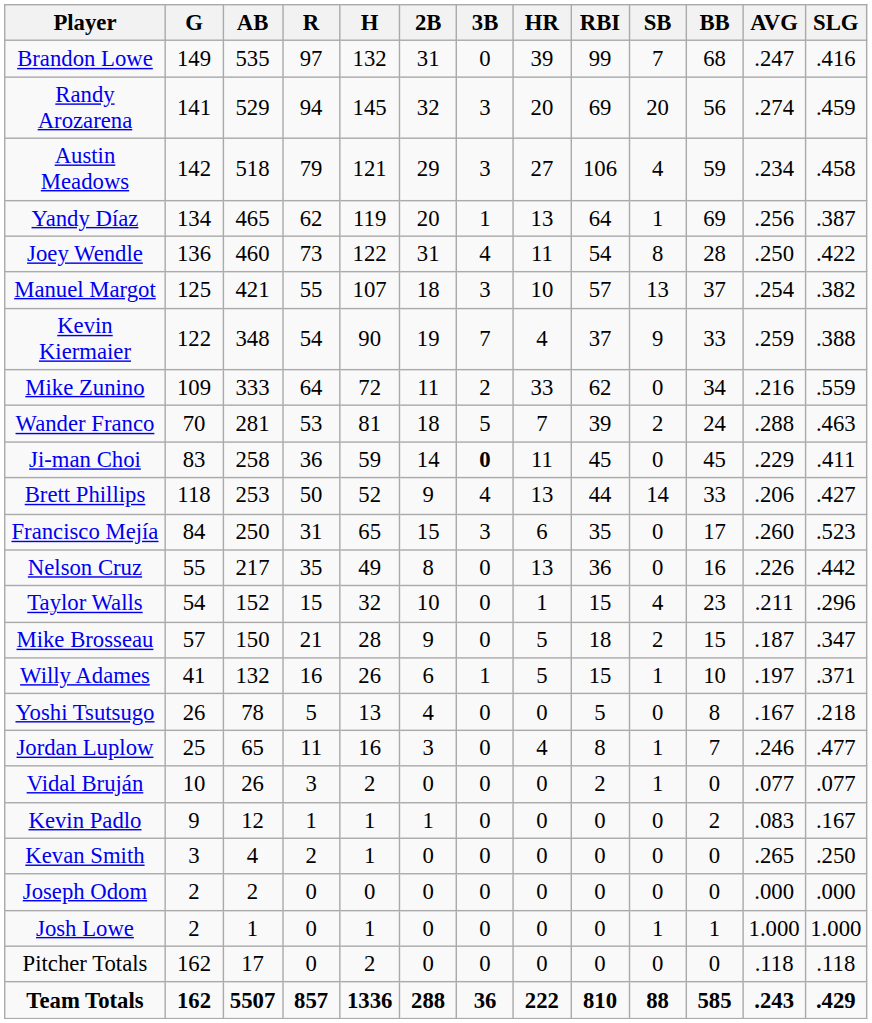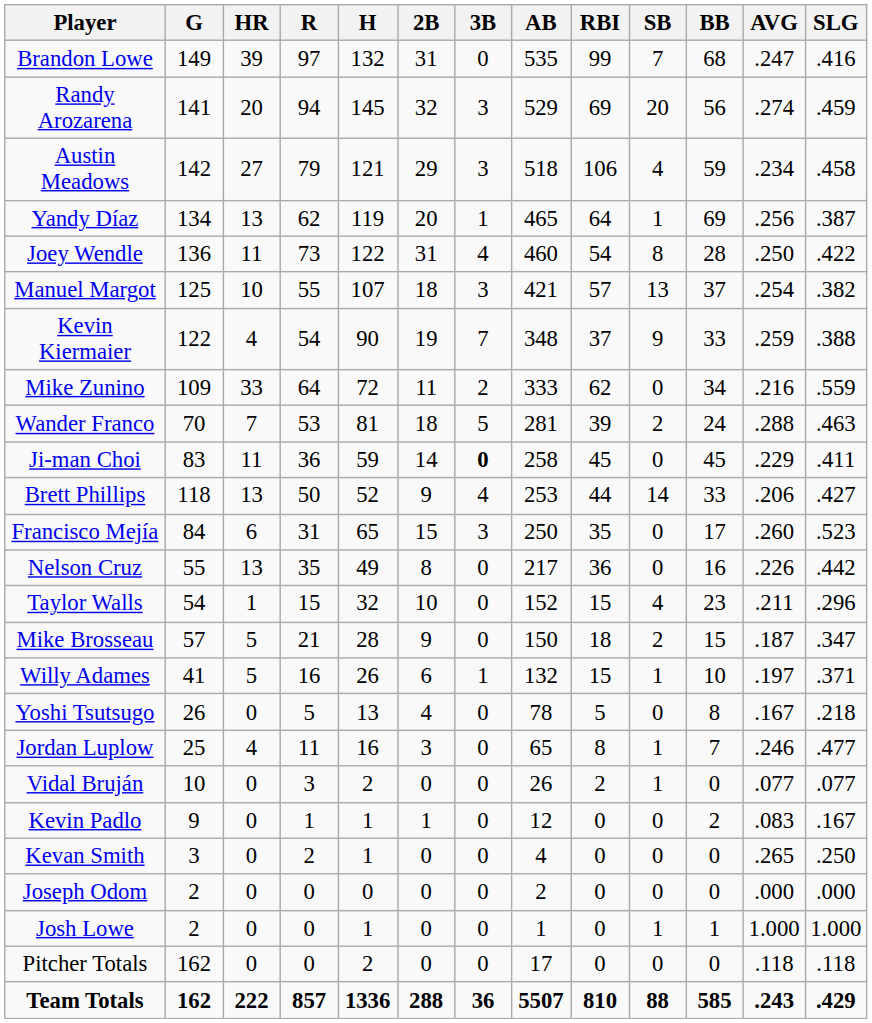columns swapped: (253, 22) <-> (542, 22)
